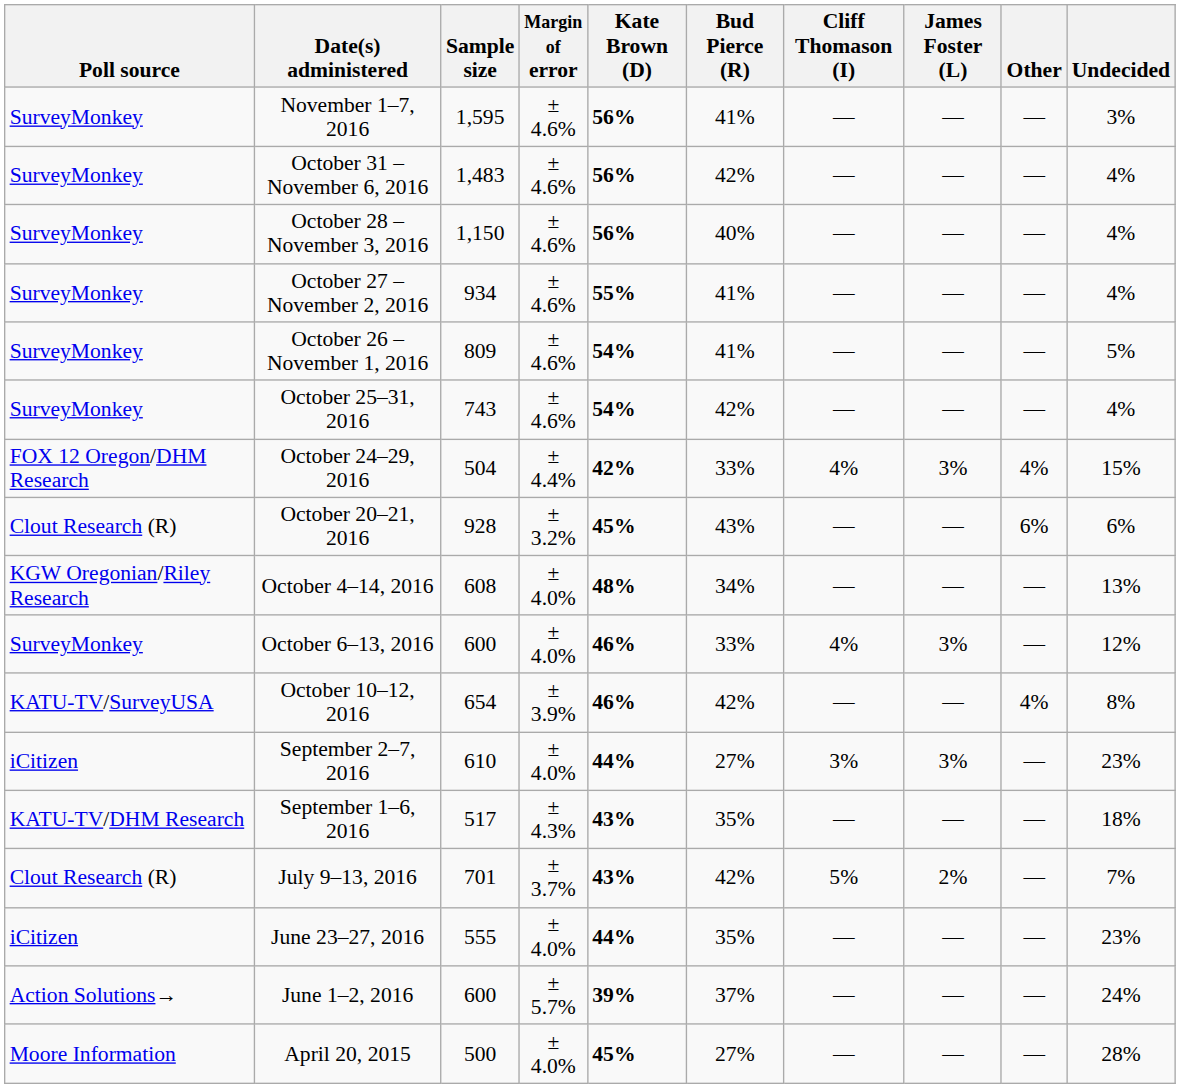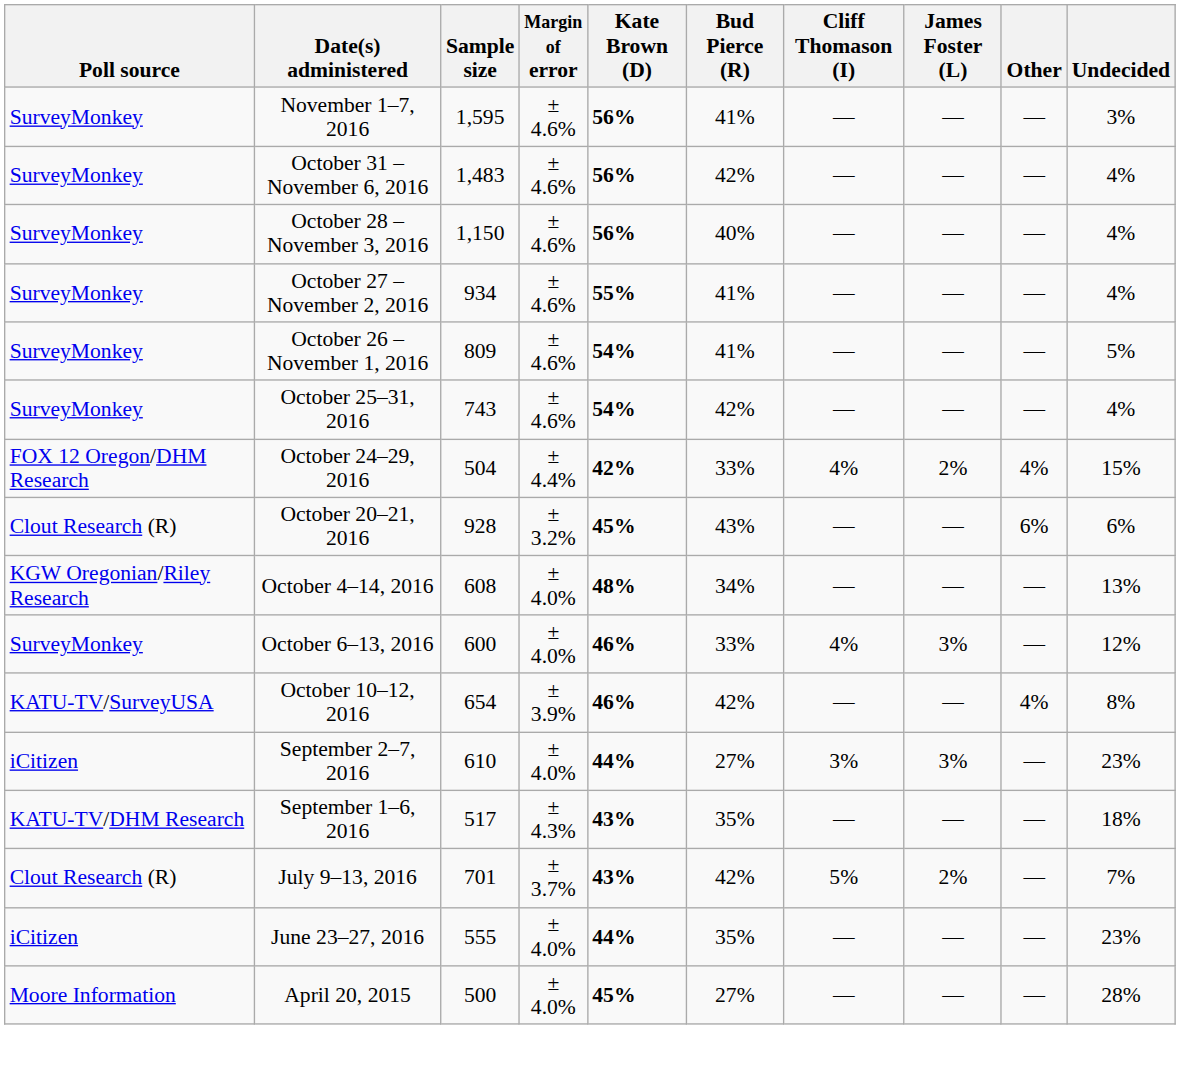(953, 467) 3% -> (953, 467) 2%
- row: (348, 994)
